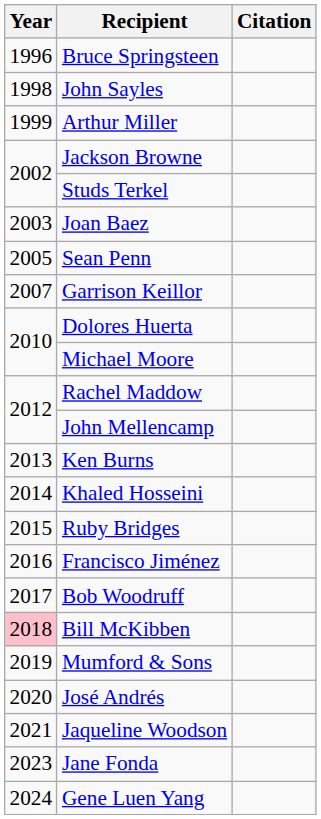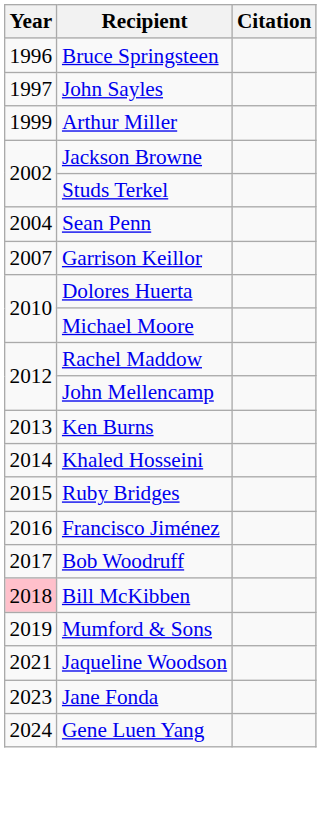(31, 88) 1998 -> (31, 88) 1997
- row: (105, 223)
(31, 257) 2005 -> (31, 223) 2004
- row: (113, 696)
